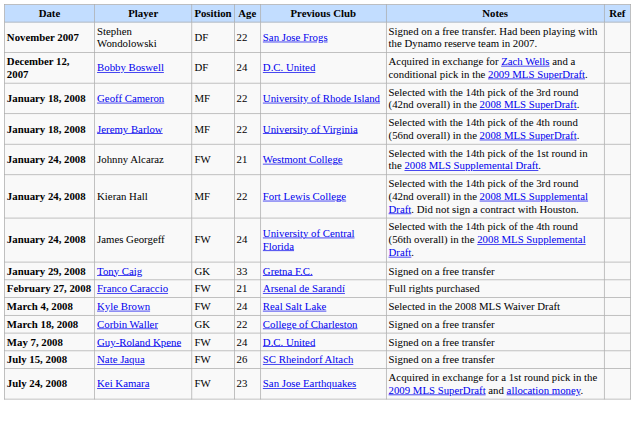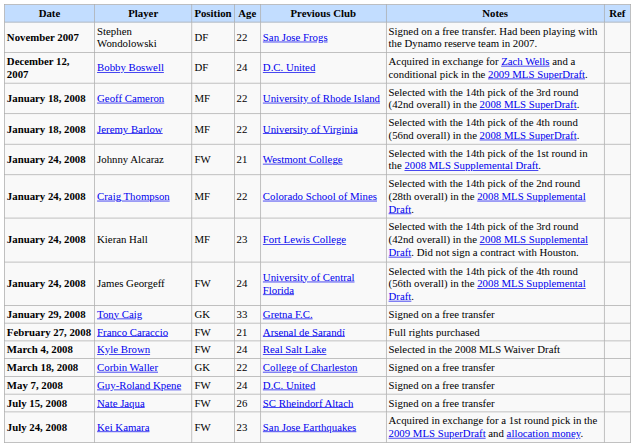+ row: (133, 197)
(242, 197) 22 -> (242, 240) 23
